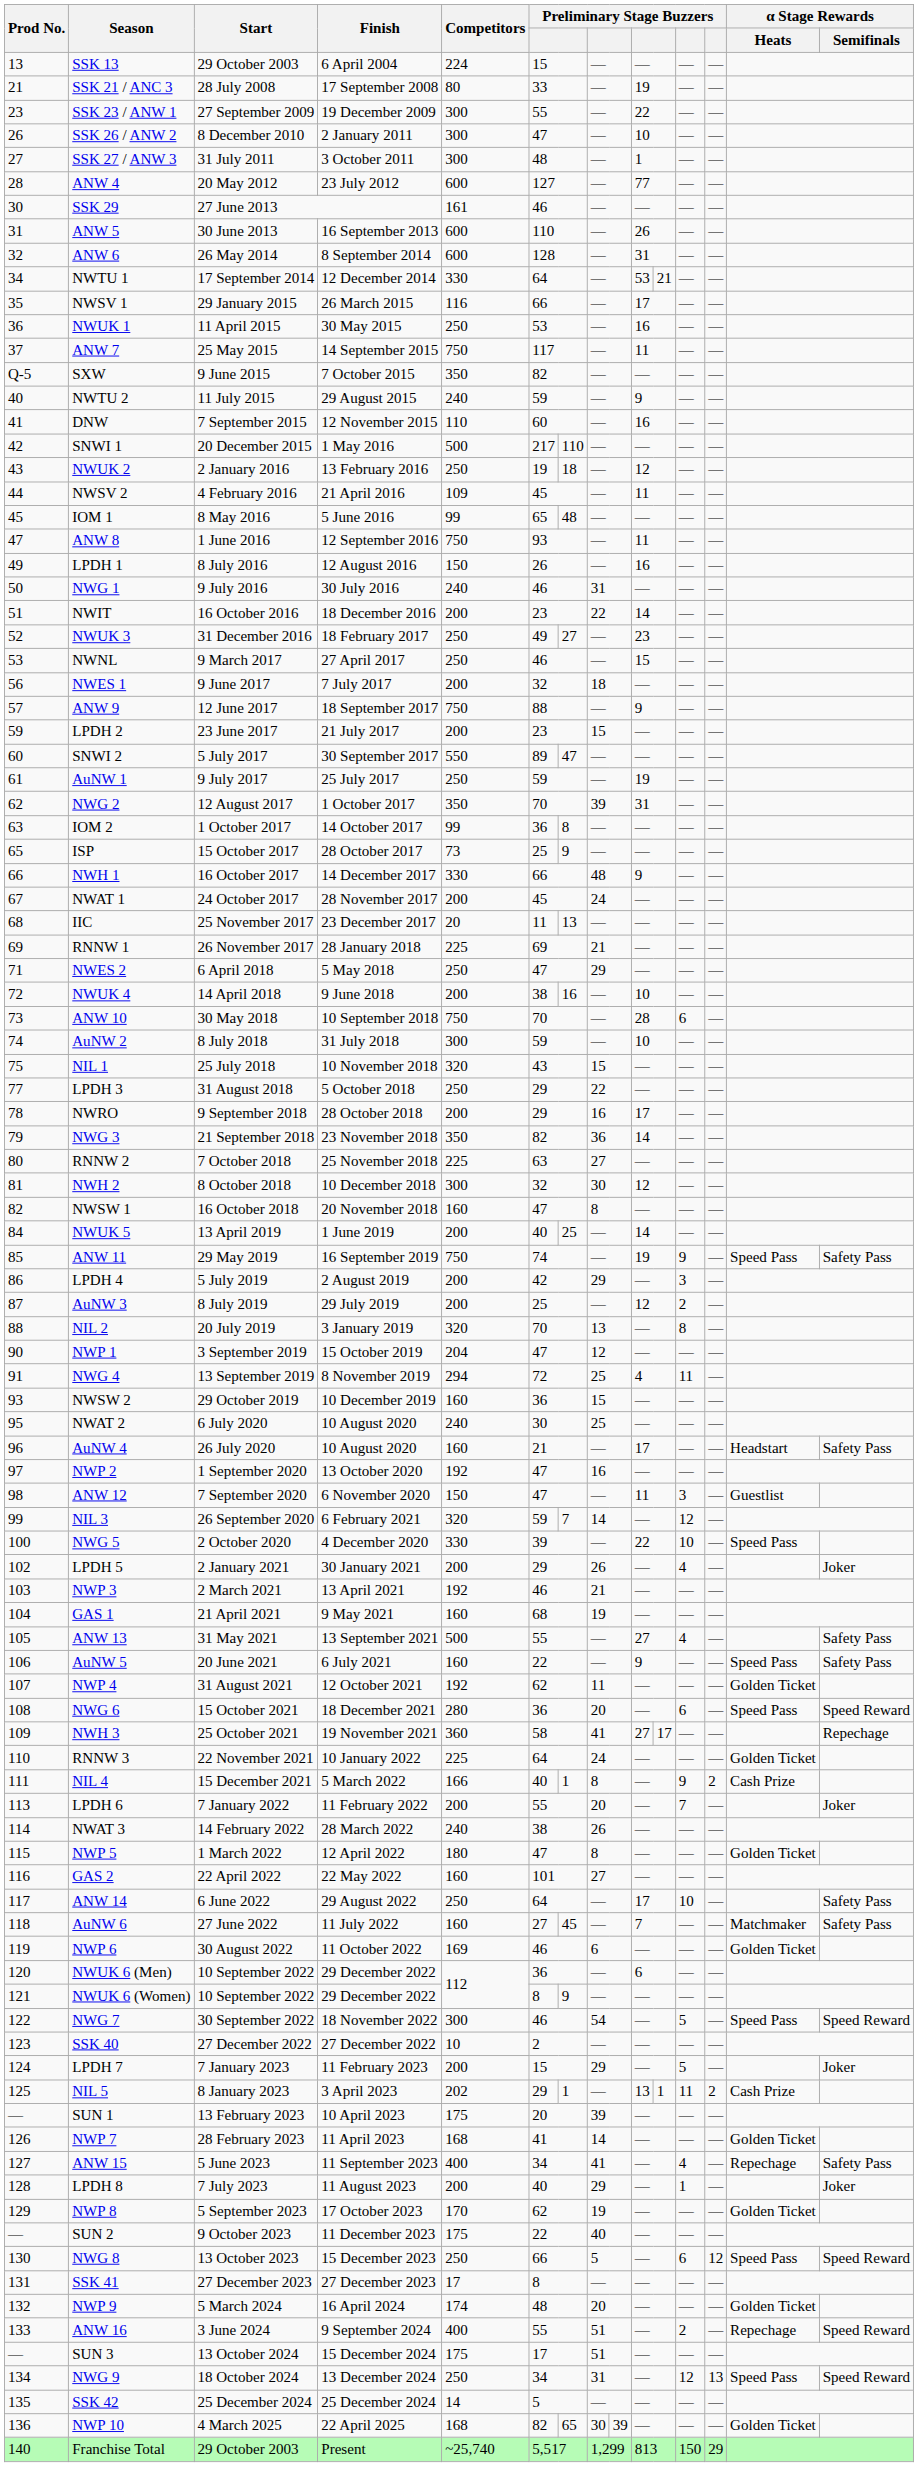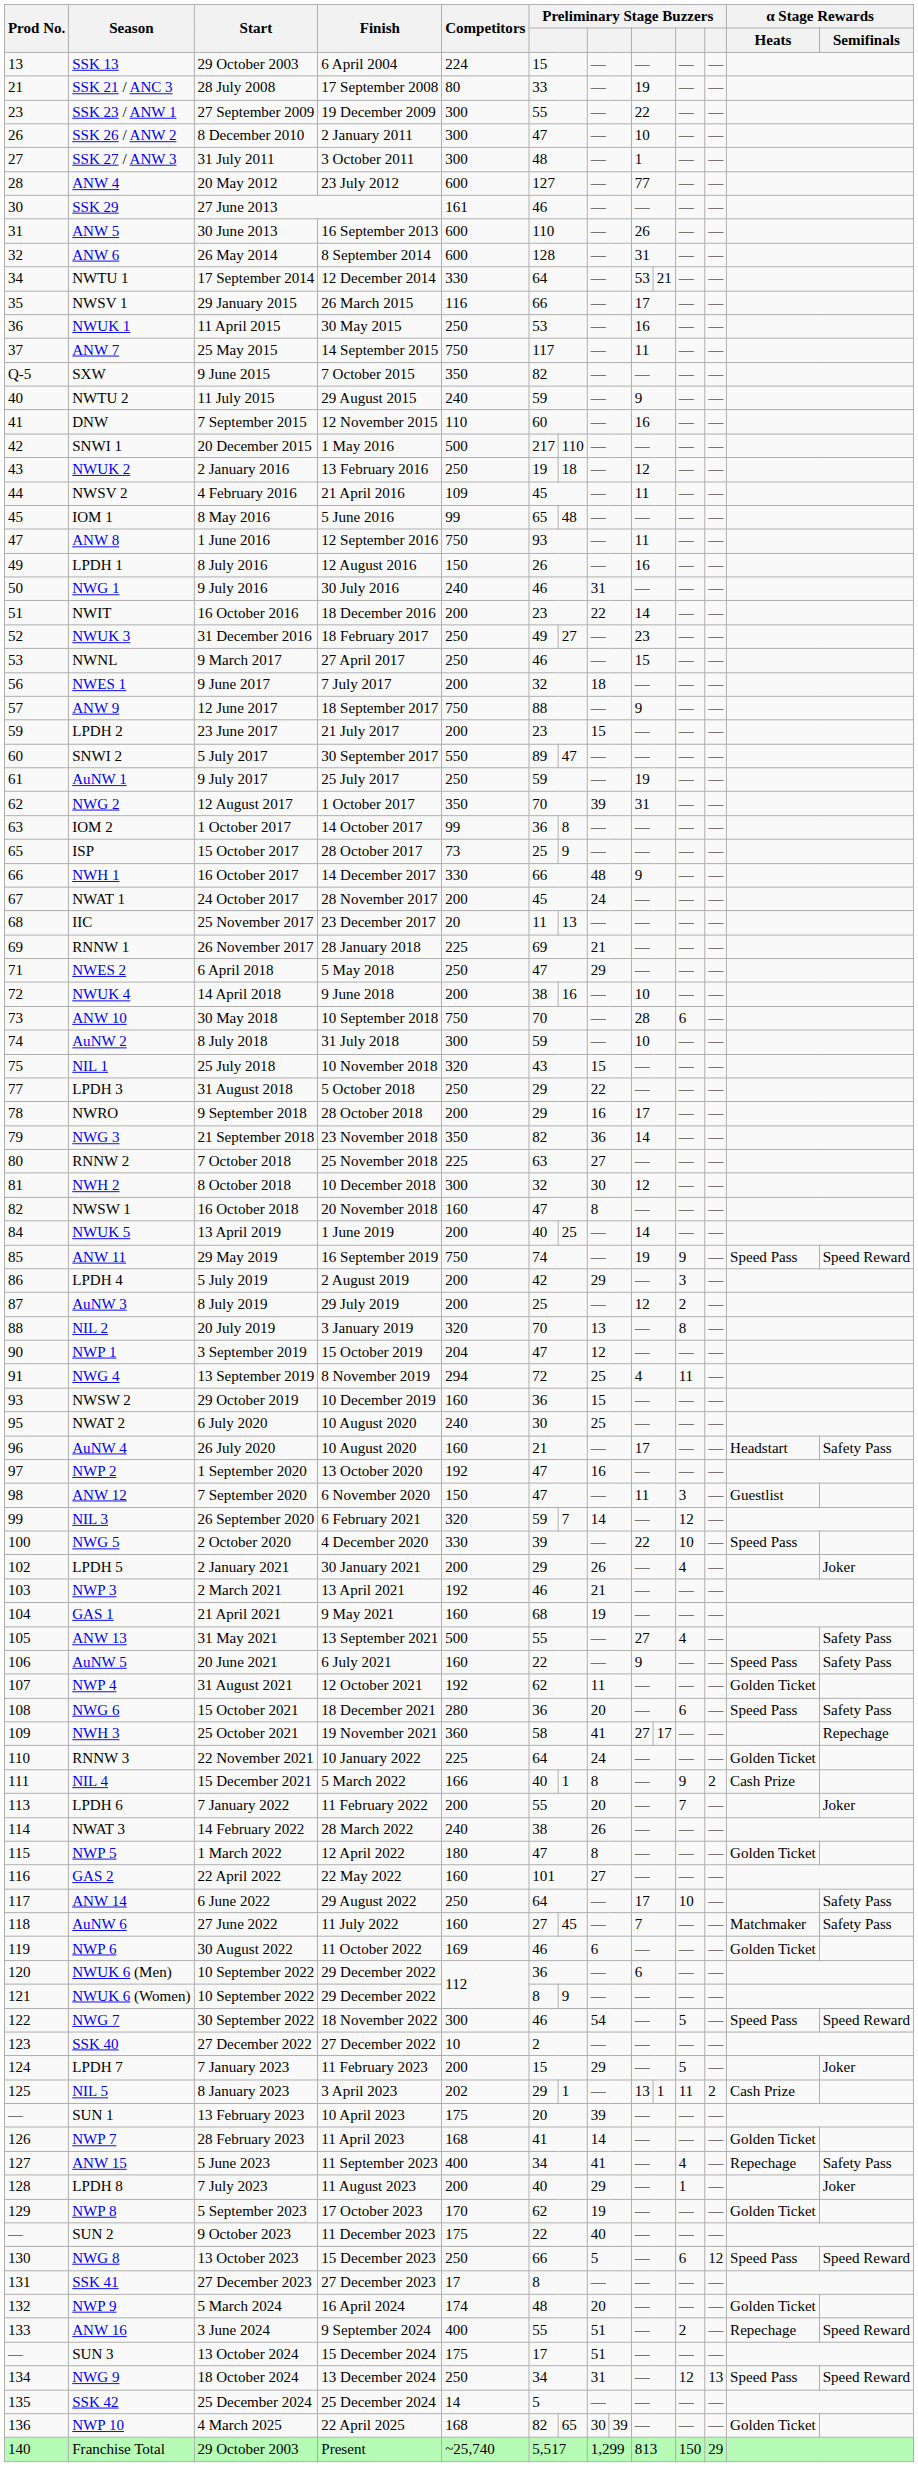(857, 1256) Safety Pass -> (866, 1256) Speed Reward
(866, 1709) Speed Reward -> (857, 1709) Safety Pass
